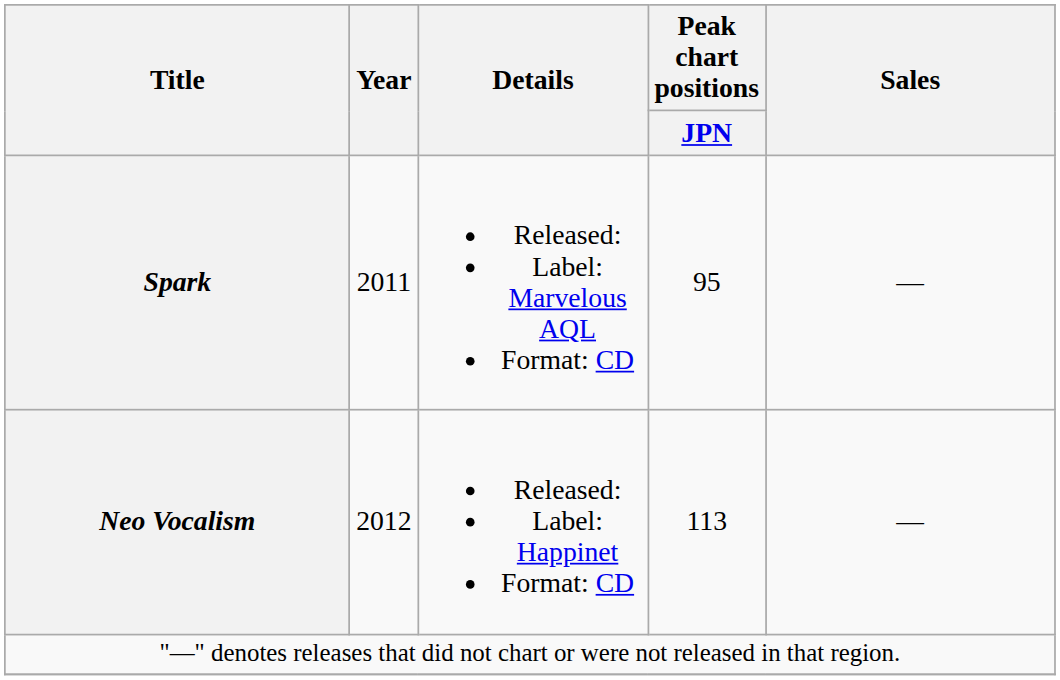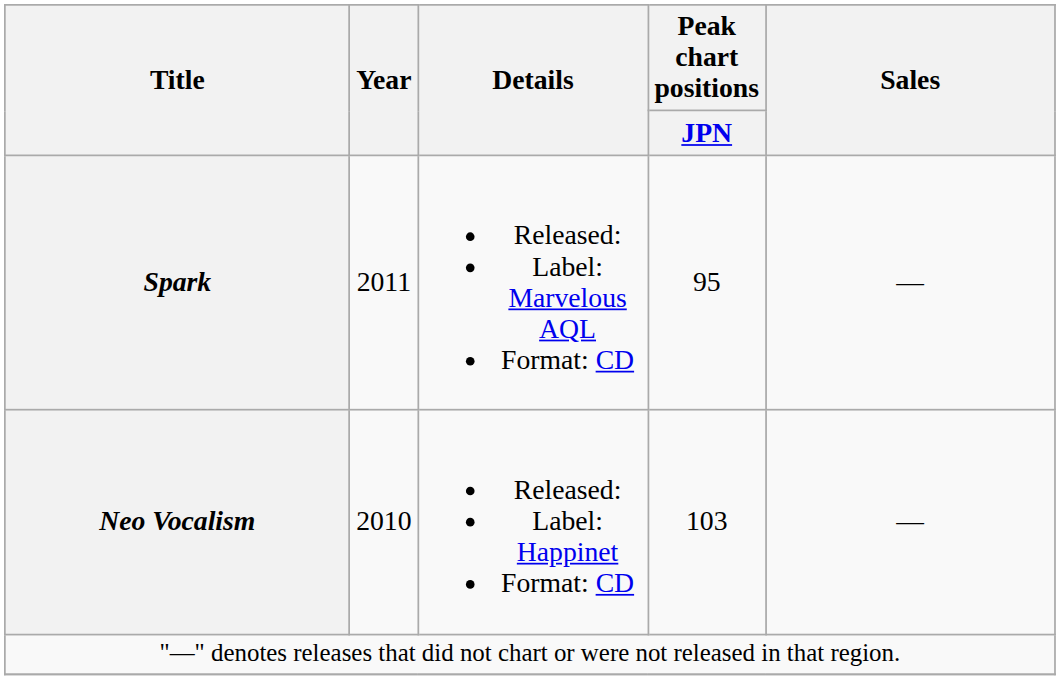(384, 521) 2012 -> (384, 521) 2010
(707, 521) 113 -> (707, 521) 103
